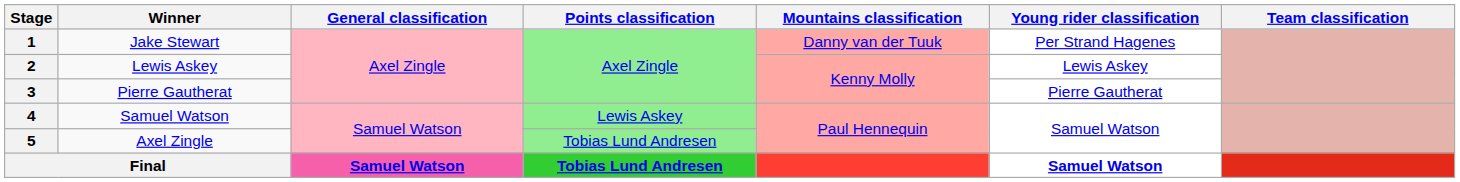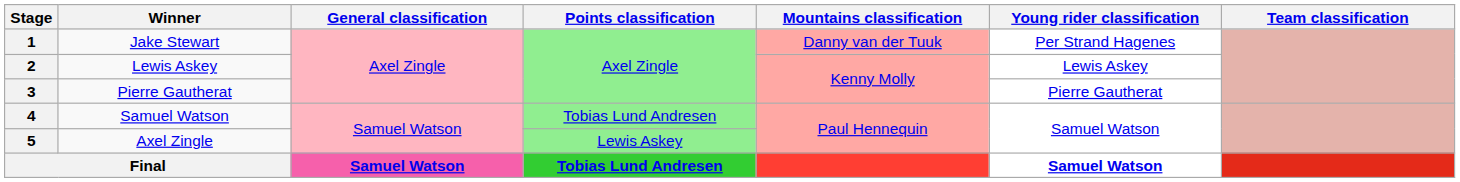(640, 116) Lewis Askey -> (640, 116) Tobias Lund Andresen
(640, 141) Tobias Lund Andresen -> (640, 141) Lewis Askey
